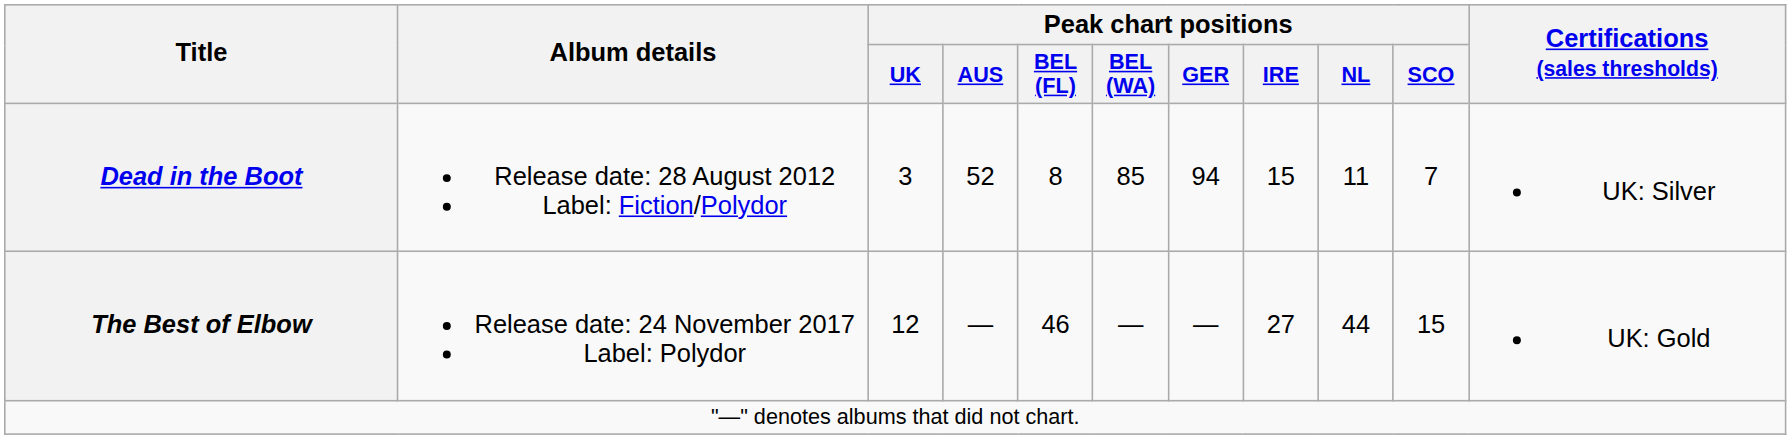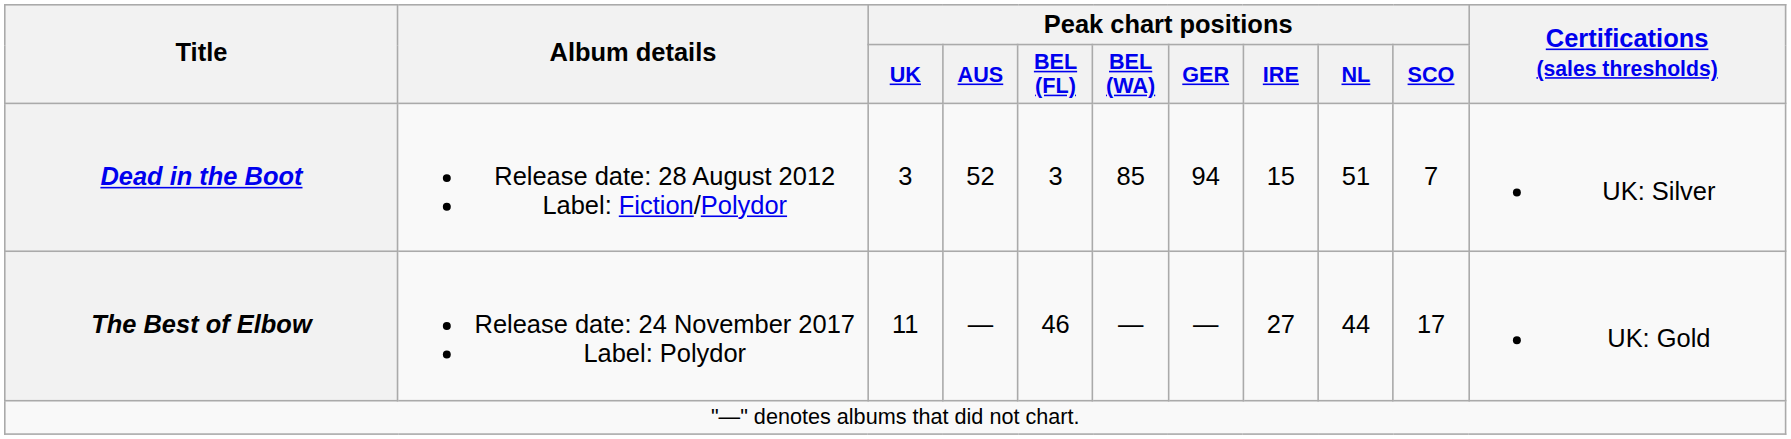(1056, 177) 8 -> (1056, 177) 3
(1356, 177) 11 -> (1356, 177) 51
(905, 325) 12 -> (905, 325) 11
(1431, 325) 15 -> (1431, 325) 17
